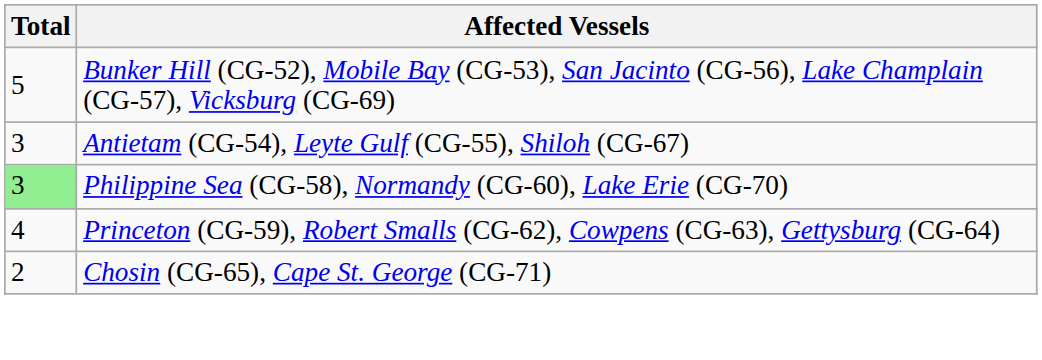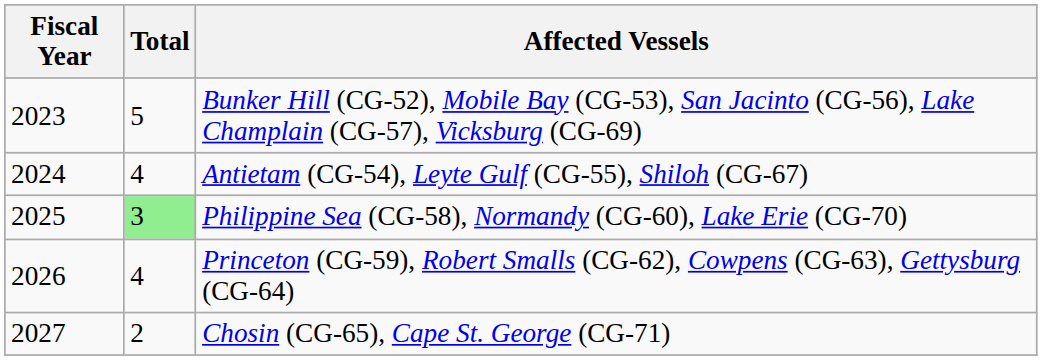+ column: (64, 41)
(18, 142) 3 -> (137, 173) 4
